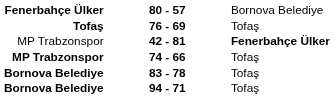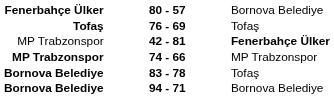(245, 57) Tofaş -> (274, 57) MP Trabzonspor
(245, 88) Tofaş -> (277, 88) Bornova Belediye
